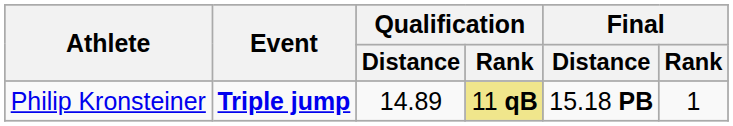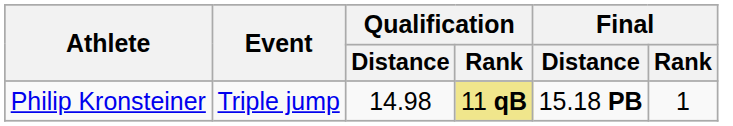(284, 101) bold -> (279, 101) normal
(411, 101) 14.89 -> (400, 101) 14.98
